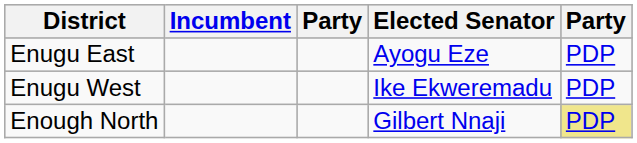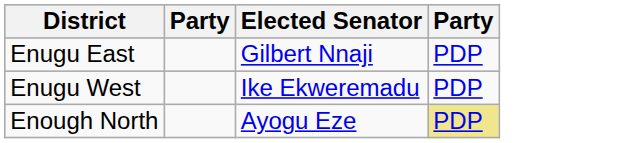- column: (230, 21)
(431, 54) Ayogu Eze -> (307, 54) Gilbert Nnaji
(439, 121) Gilbert Nnaji -> (299, 121) Ayogu Eze
